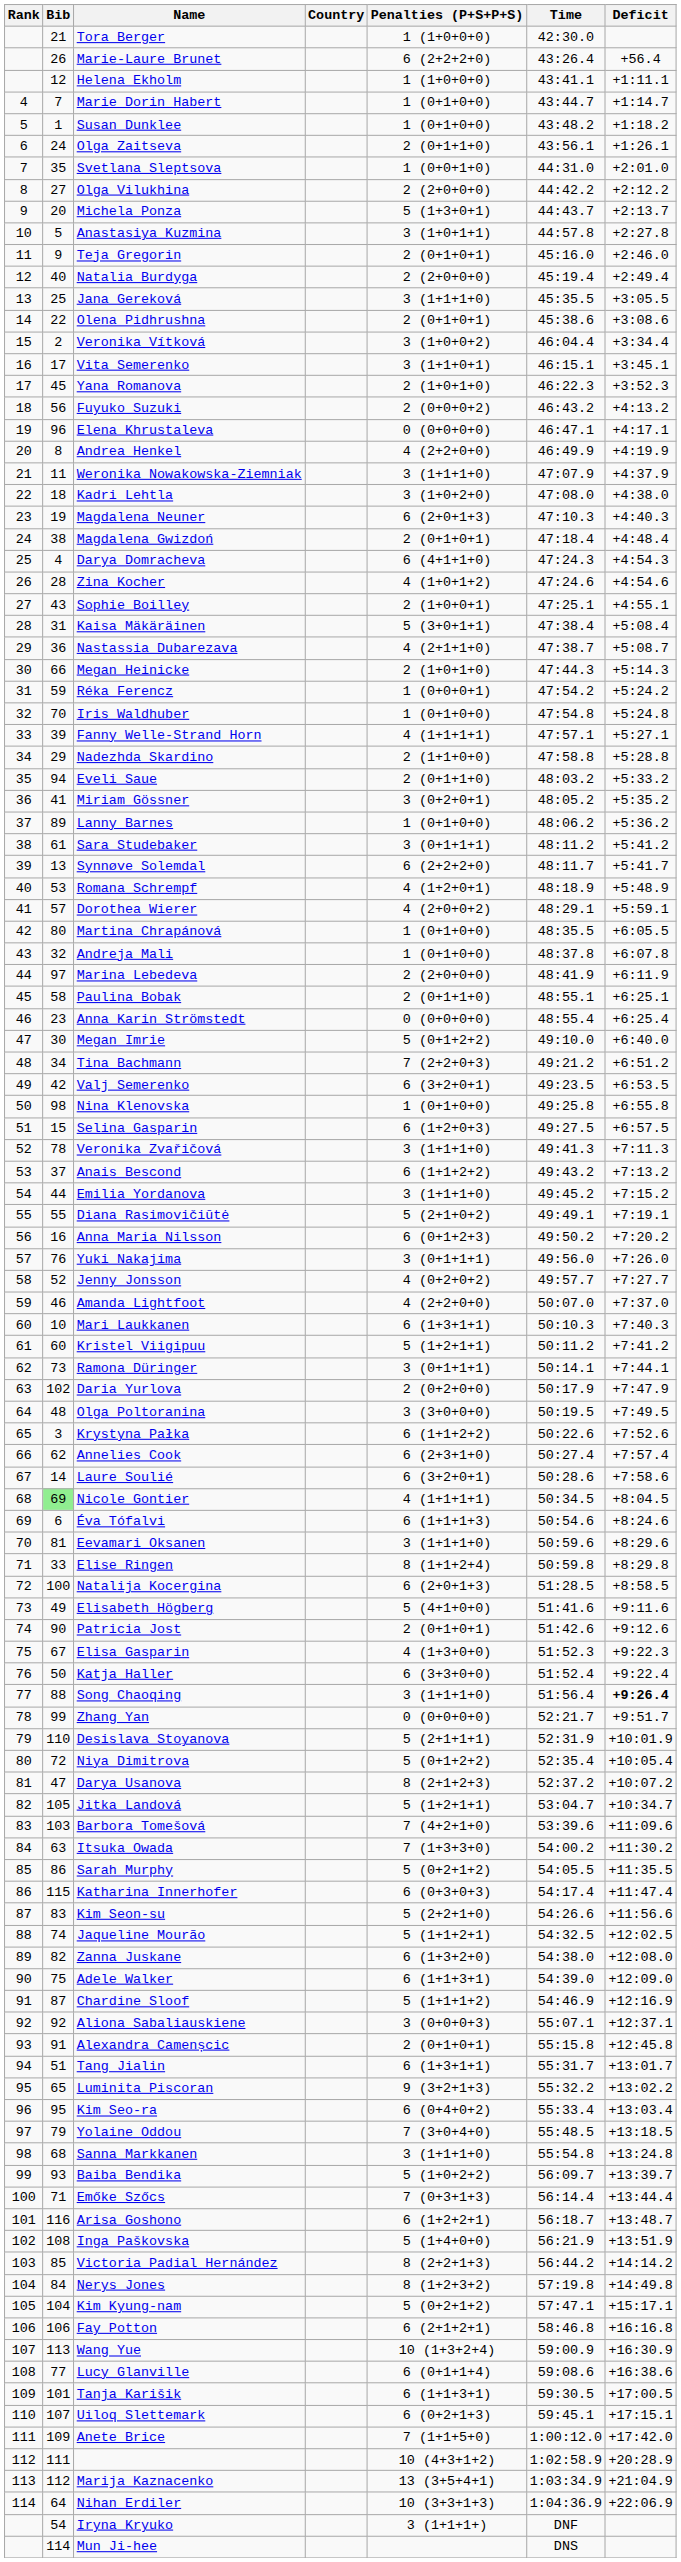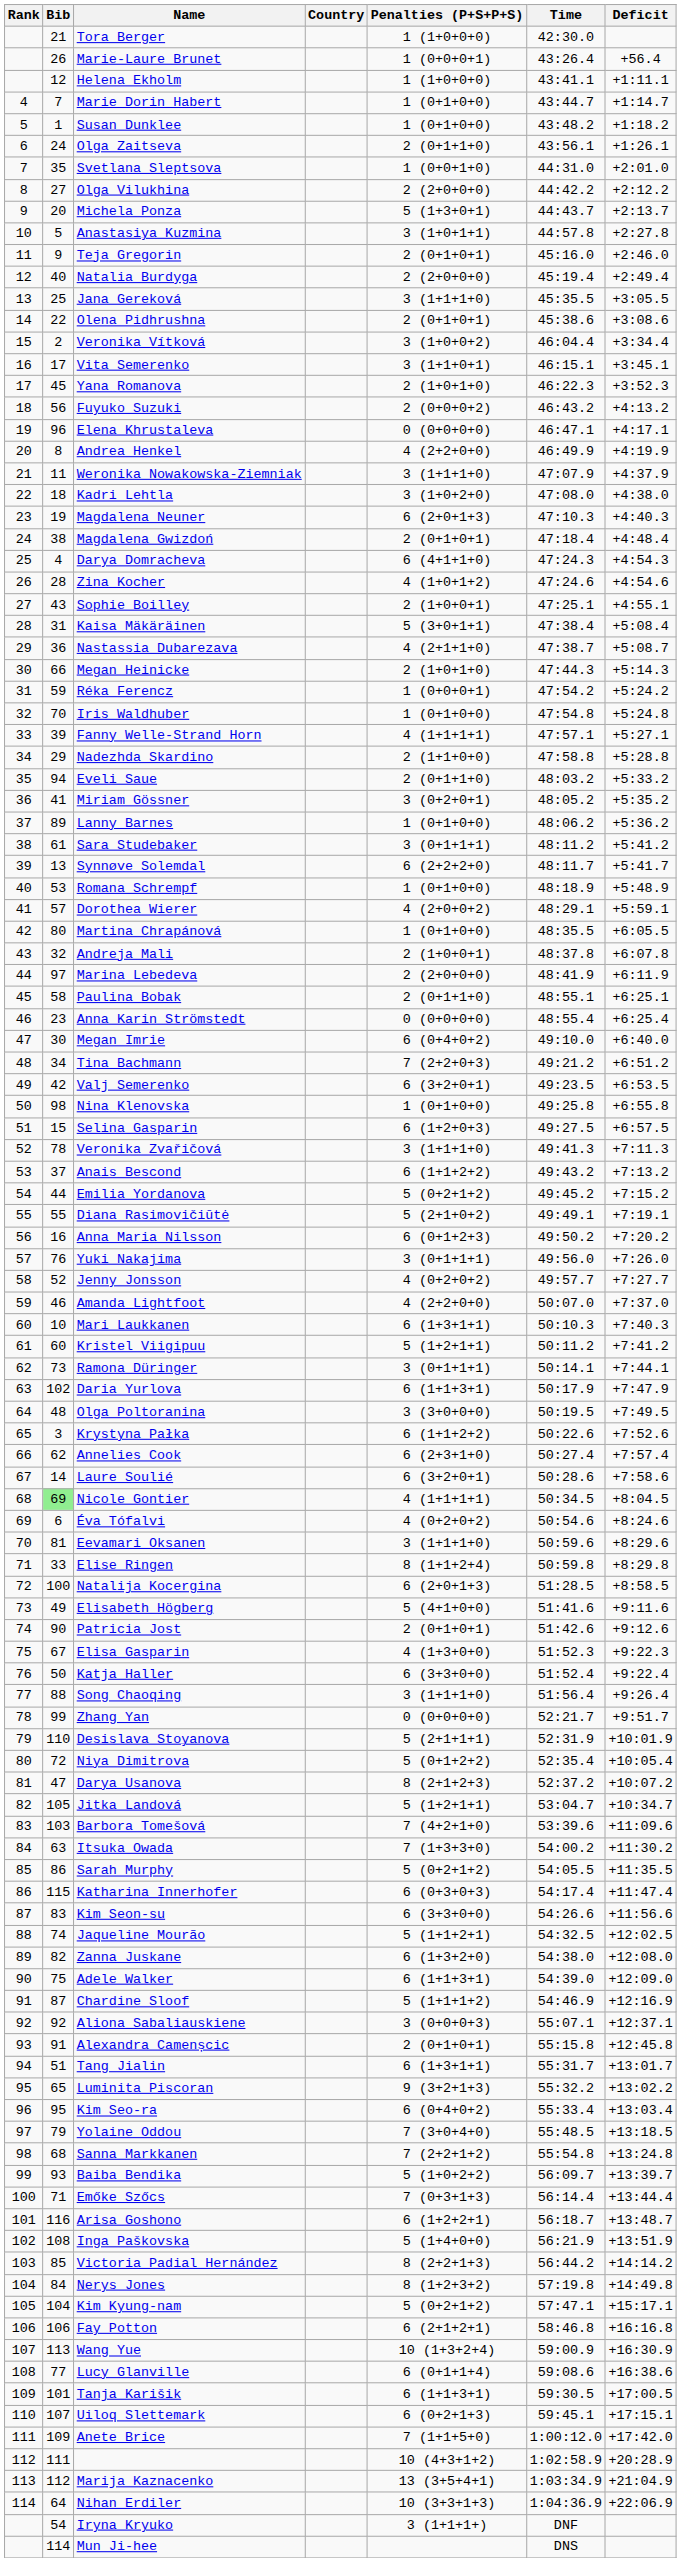(447, 59) 6 (2+2+2+0) -> (447, 59) 1 (0+0+0+1)
(447, 888) 4 (1+2+0+1) -> (447, 888) 1 (0+1+0+0)
(447, 954) 1 (0+1+0+0) -> (447, 954) 2 (1+0+0+1)
(447, 1041) 5 (0+1+2+2) -> (447, 1041) 6 (0+4+0+2)
(447, 1194) 3 (1+1+1+0) -> (447, 1194) 5 (0+2+1+2)
(447, 1390) 2 (0+2+0+0) -> (447, 1390) 6 (1+1+3+1)
(447, 1521) 6 (1+1+1+3) -> (447, 1521) 4 (0+2+0+2)
(641, 1696) bold -> (641, 1696) normal
(447, 1914) 5 (2+2+1+0) -> (447, 1914) 6 (3+3+0+0)
(447, 2154) 3 (1+1+1+0) -> (447, 2154) 7 (2+2+1+2)
